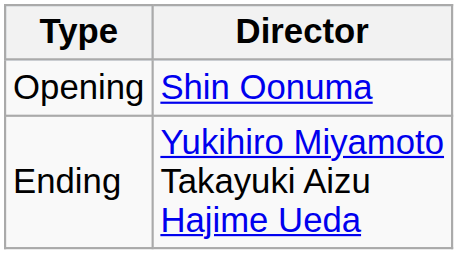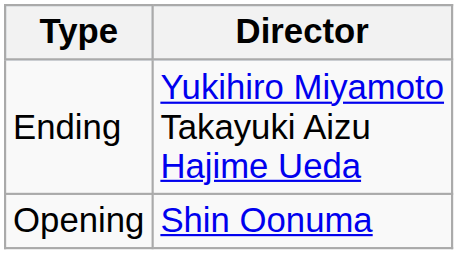rows swapped: (79, 87) <-> (67, 181)
